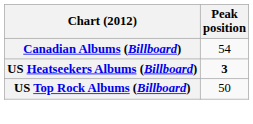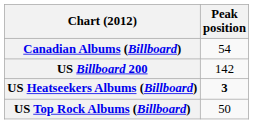+ row: (102, 68)
